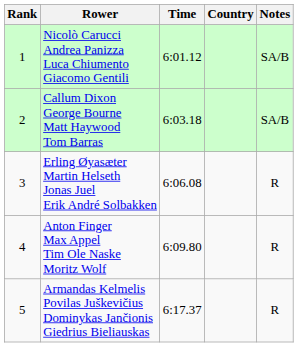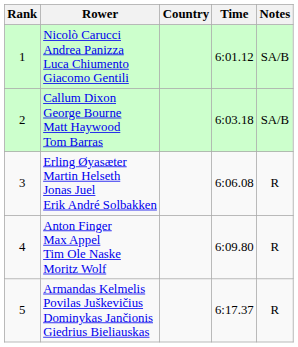columns swapped: (231, 14) <-> (182, 14)
